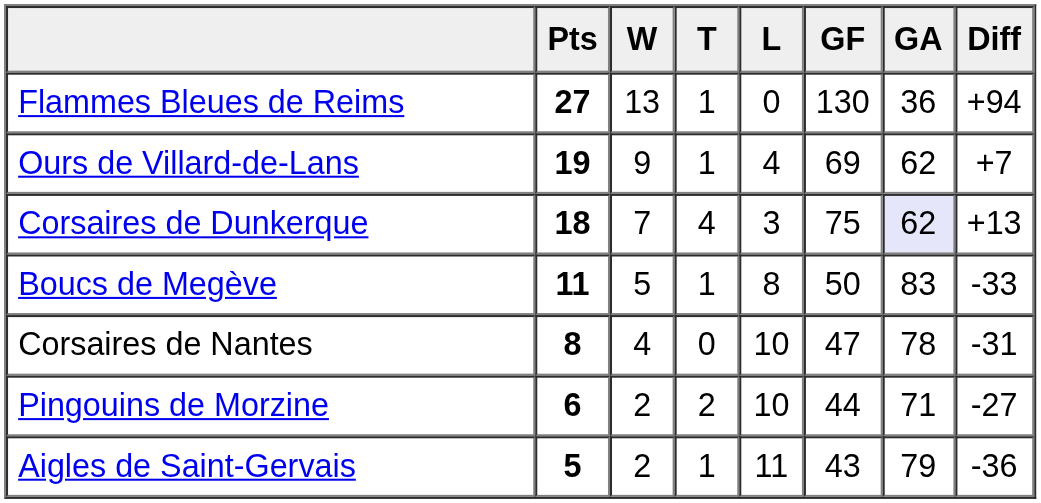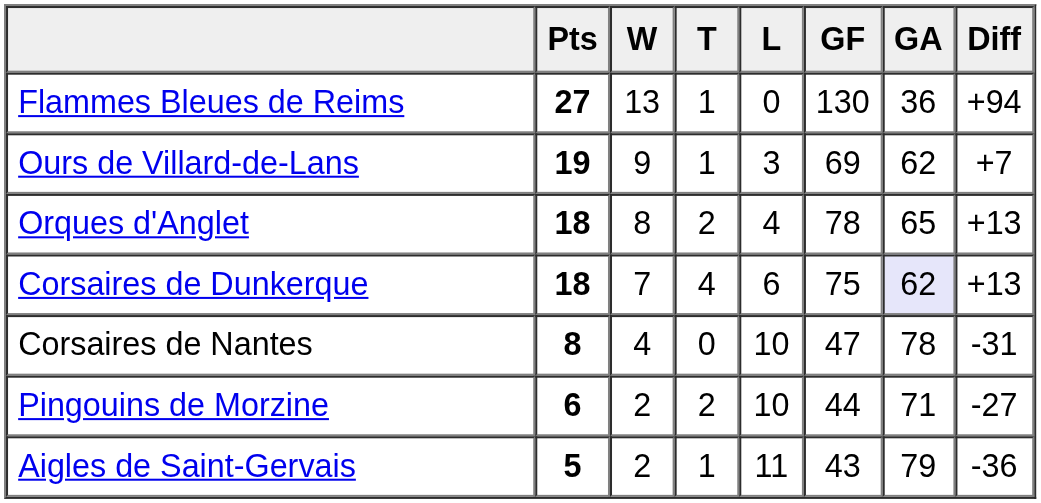(771, 163) 4 -> (771, 163) 3
+ row: (134, 223)
(771, 223) 3 -> (771, 284) 6
- row: (147, 284)
